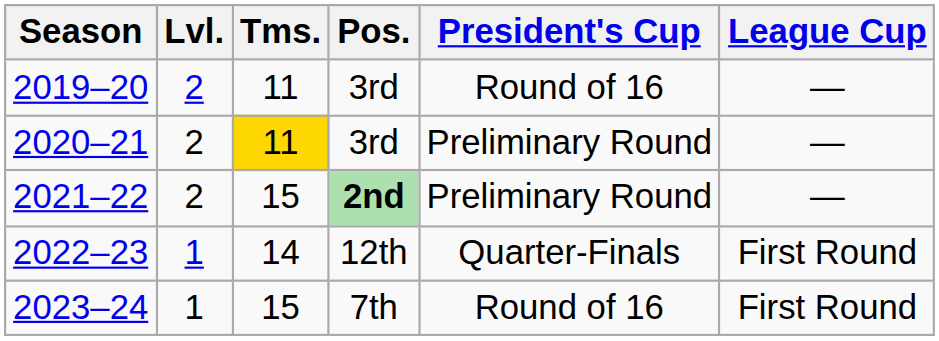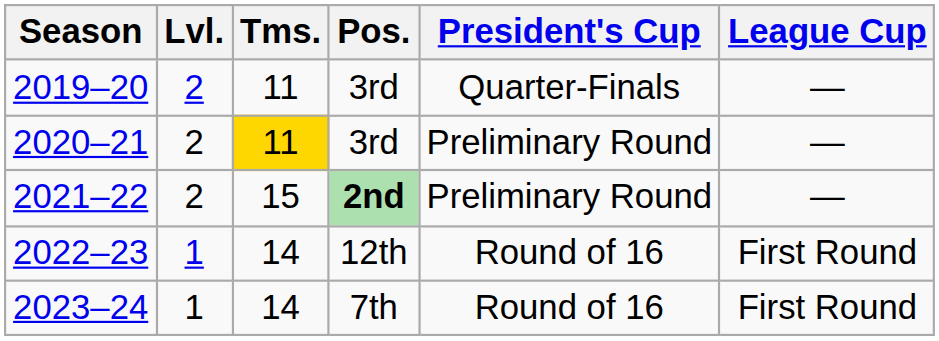(569, 87) Round of 16 -> (569, 87) Quarter-Finals
(569, 252) Quarter-Finals -> (569, 252) Round of 16
(281, 307) 15 -> (281, 307) 14
